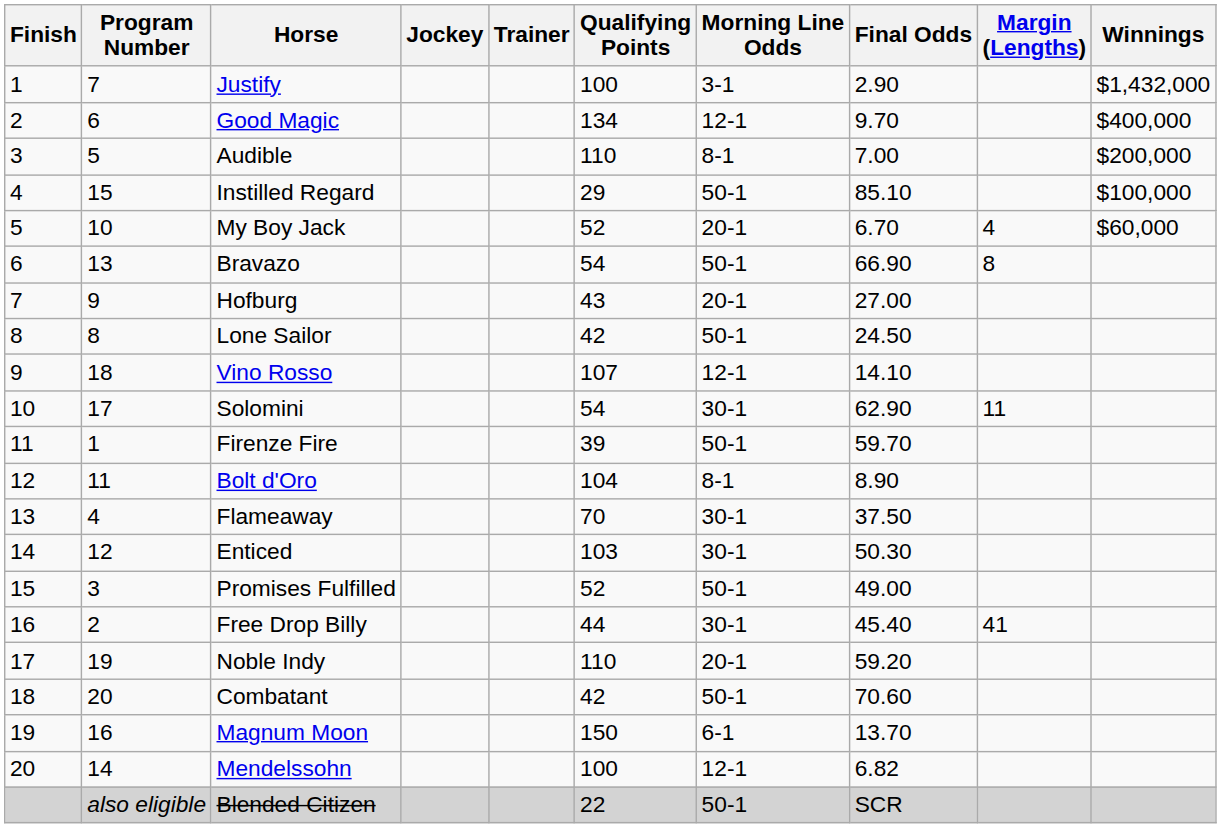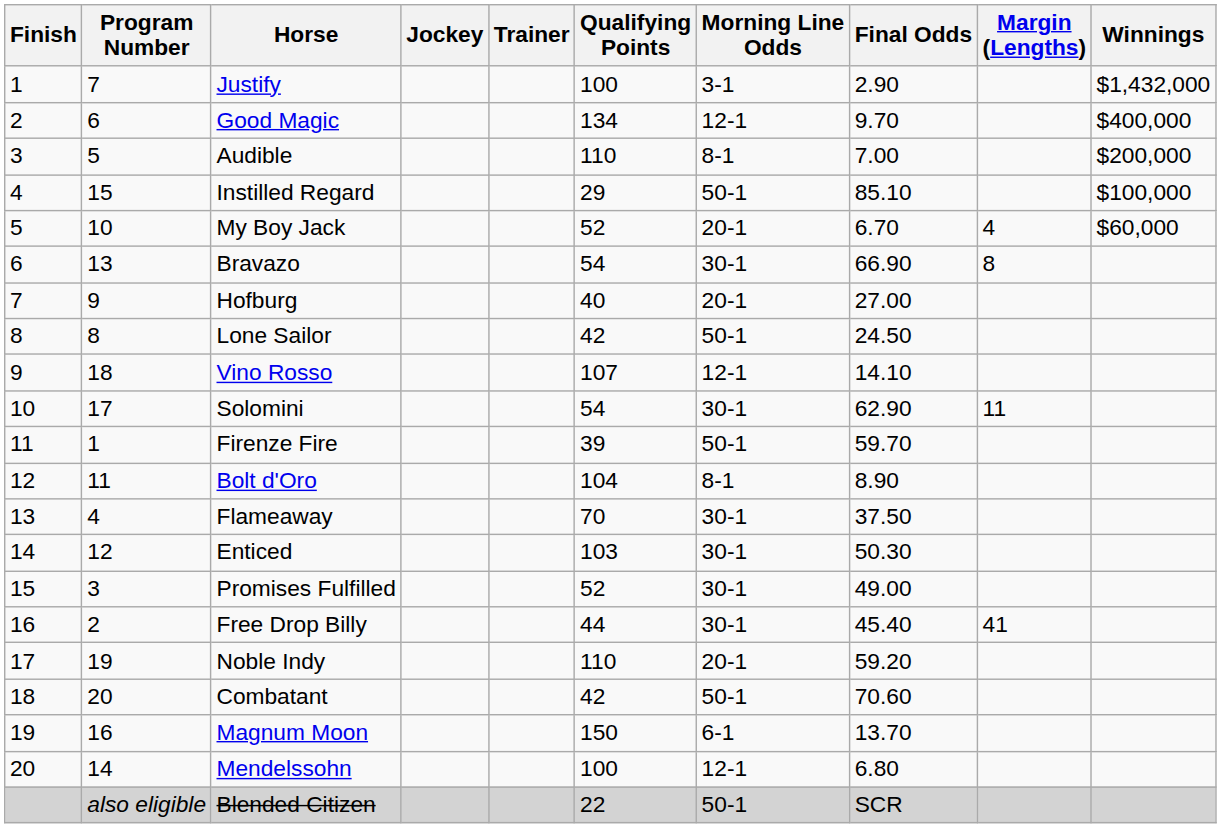(724, 264) 50-1 -> (724, 264) 30-1
(593, 300) 43 -> (593, 300) 40
(724, 588) 50-1 -> (724, 588) 30-1
(877, 768) 6.82 -> (877, 768) 6.80
